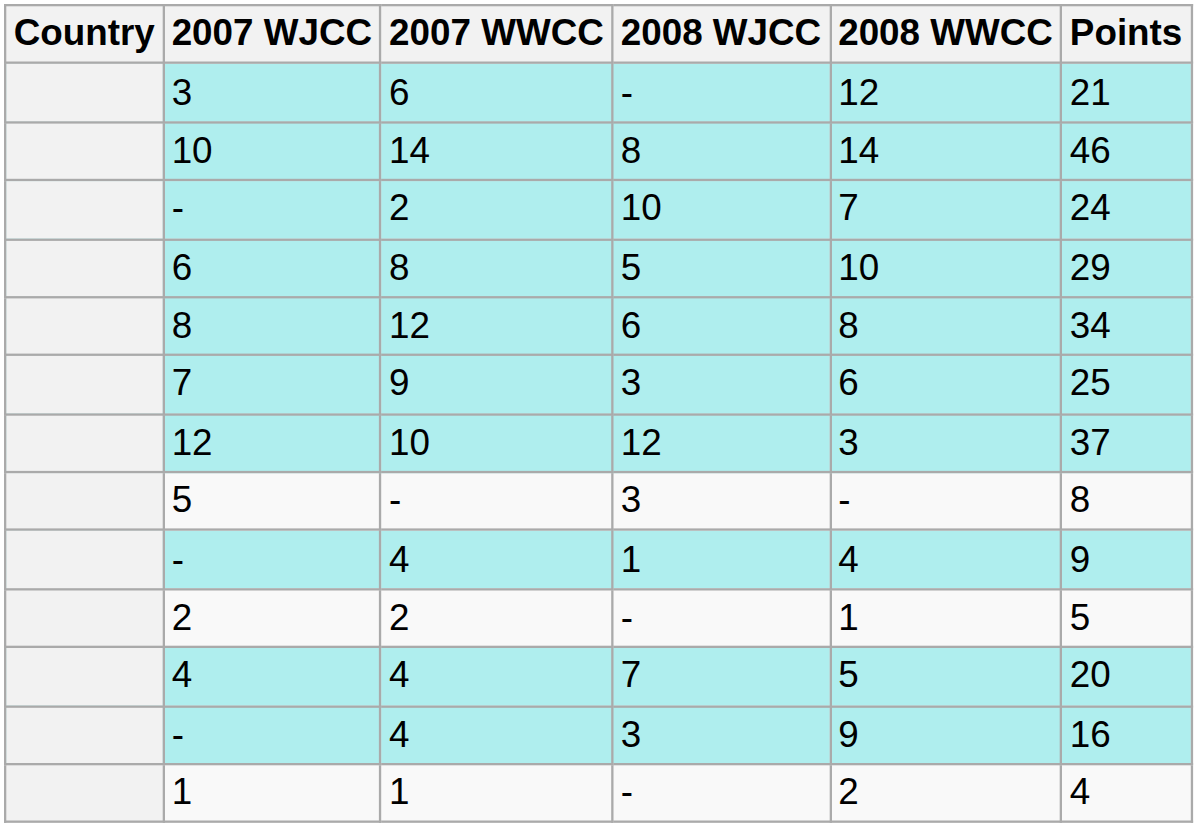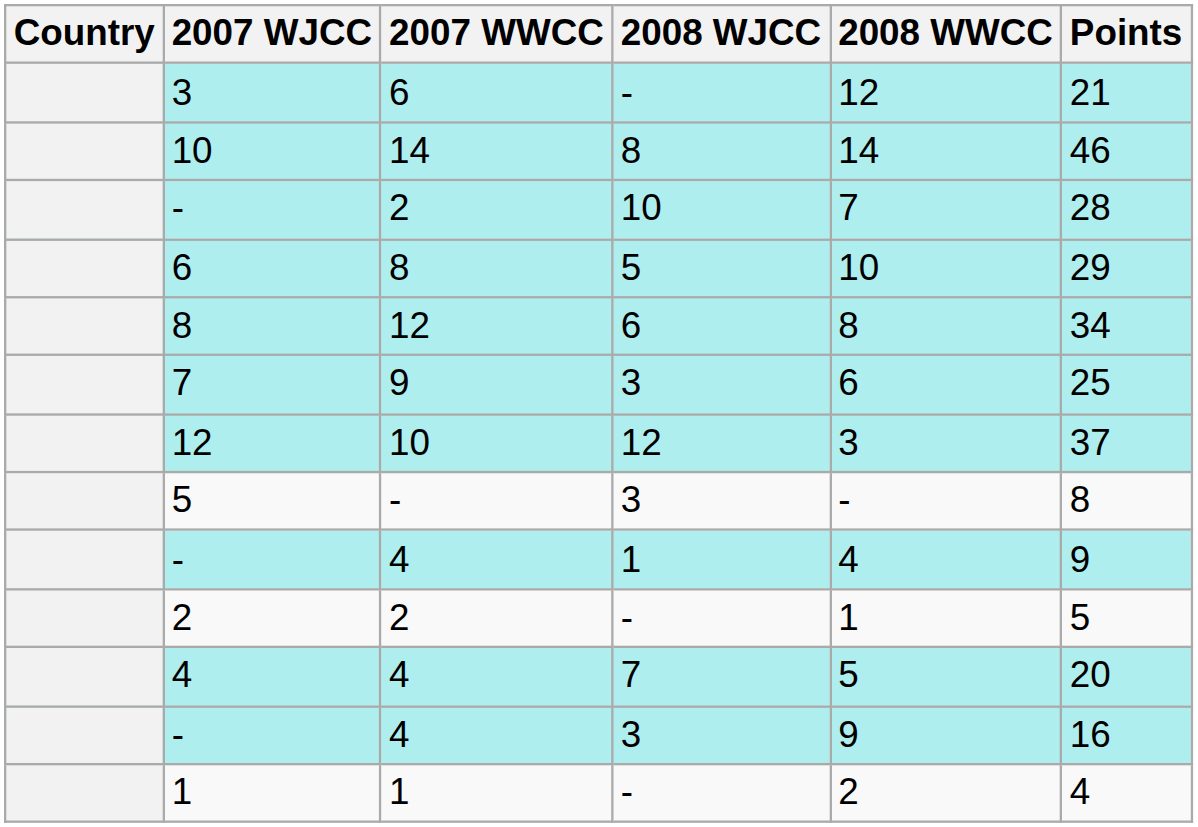(1090, 208) 24 -> (1090, 208) 28
